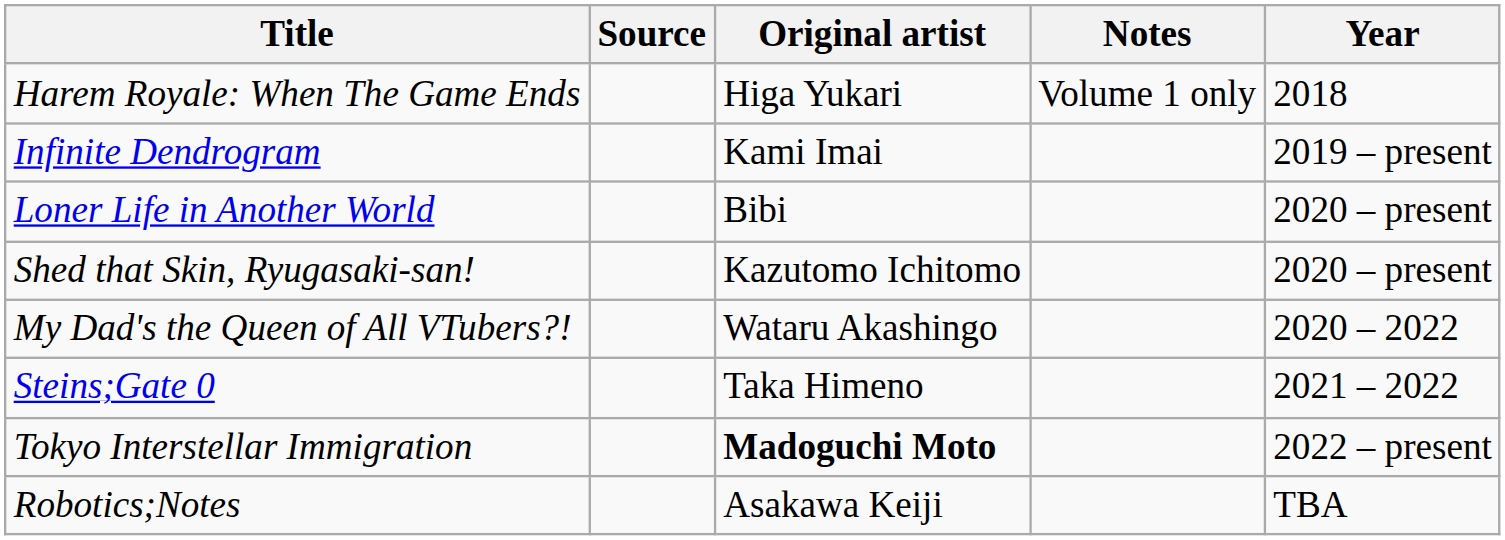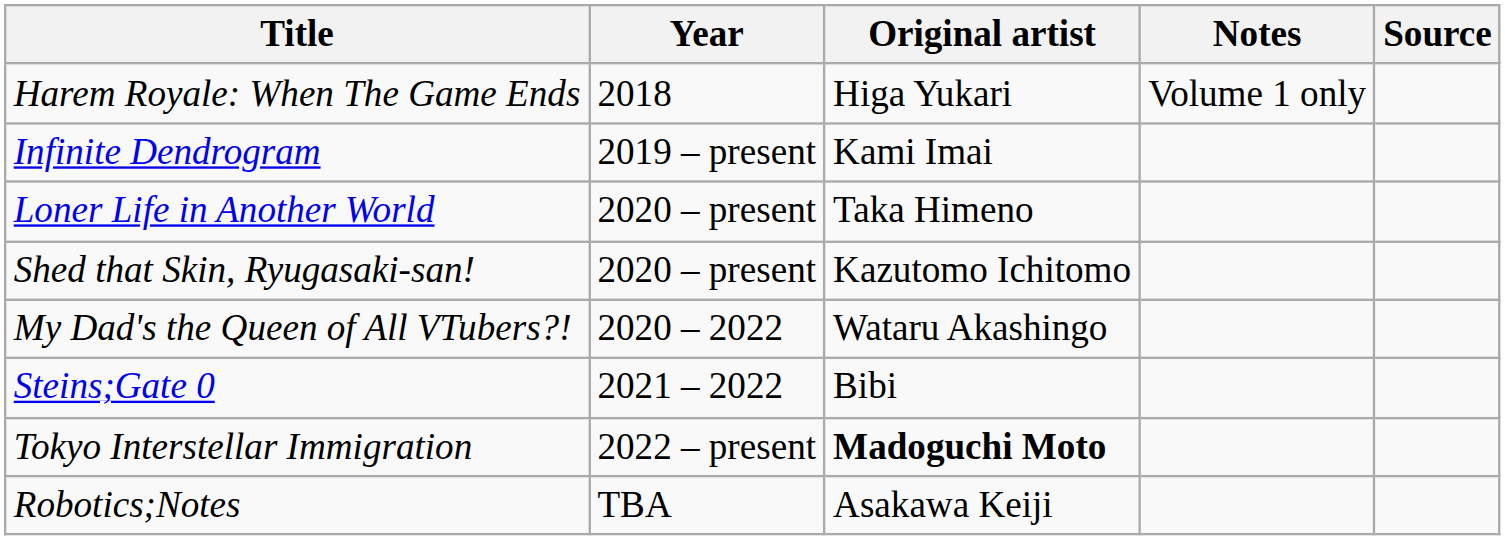columns swapped: (1383, 33) <-> (652, 33)
(755, 210) Bibi -> (933, 210) Taka Himeno
(823, 387) Taka Himeno -> (865, 387) Bibi
